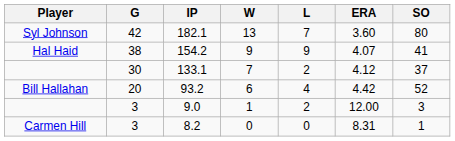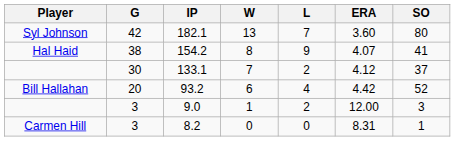(249, 51) 9 -> (249, 51) 8
